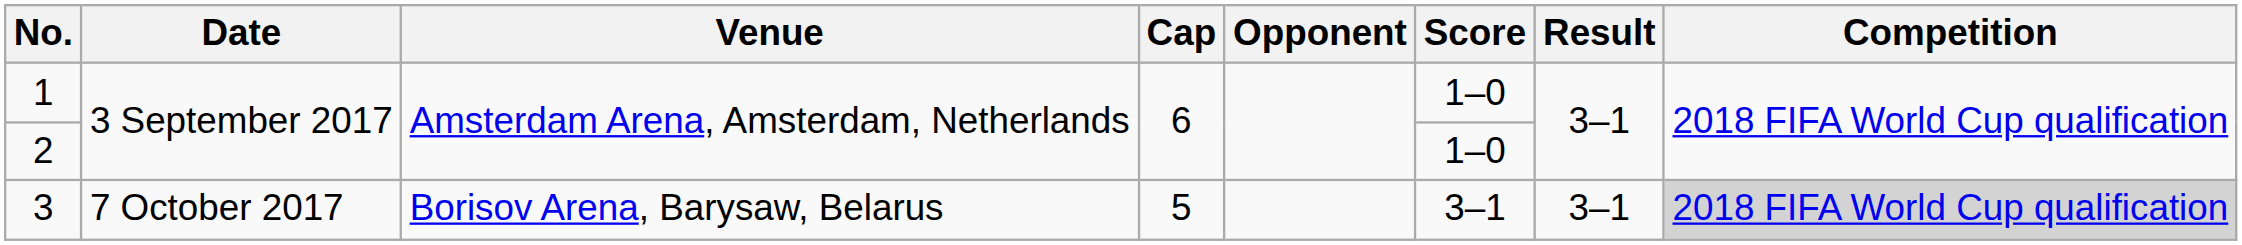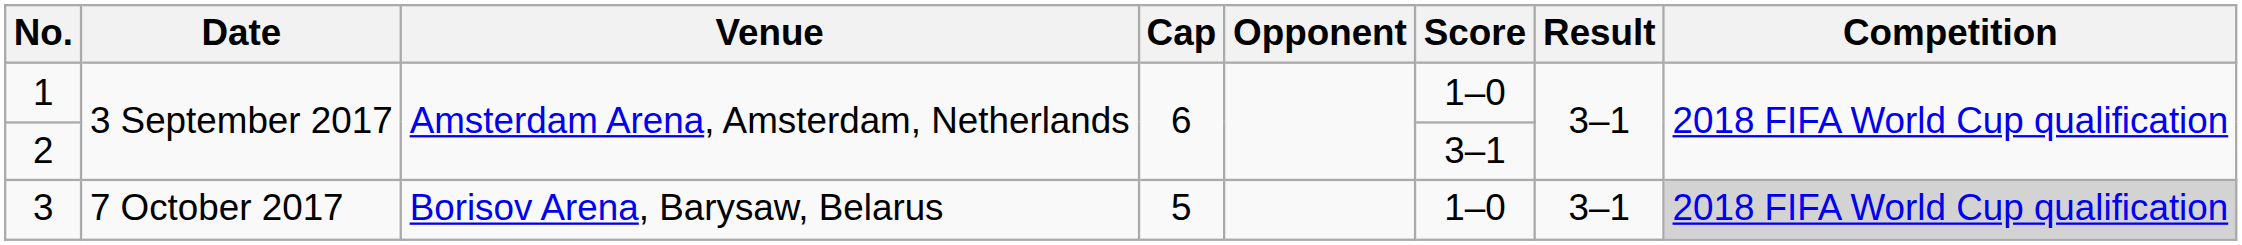(1475, 150) 1–0 -> (1475, 150) 3–1
(1475, 208) 3–1 -> (1475, 208) 1–0
